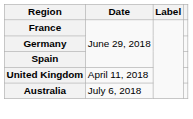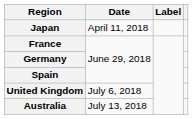+ row: (45, 28)
(118, 75) April 11, 2018 -> (115, 91) July 6, 2018
(115, 91) July 6, 2018 -> (117, 106) July 13, 2018
